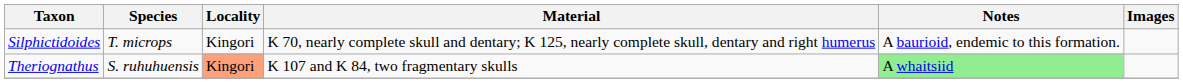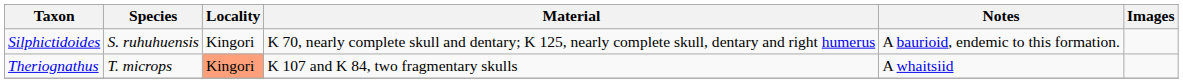(140, 41) T. microps -> (153, 41) S. ruhuhuensis
(153, 66) S. ruhuhuensis -> (140, 66) T. microps
(918, 66) lightgreen background -> (918, 66) no background
